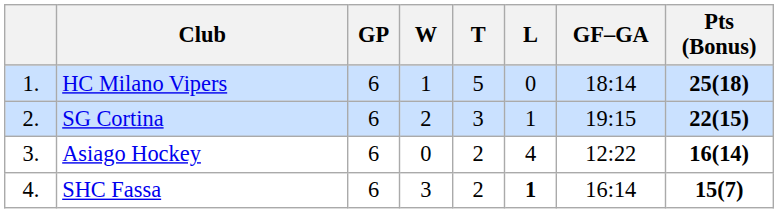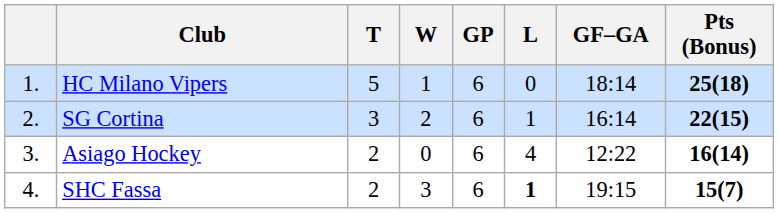columns swapped: (374, 34) <-> (478, 34)
(611, 118) 19:15 -> (611, 118) 16:14
(611, 189) 16:14 -> (611, 189) 19:15
